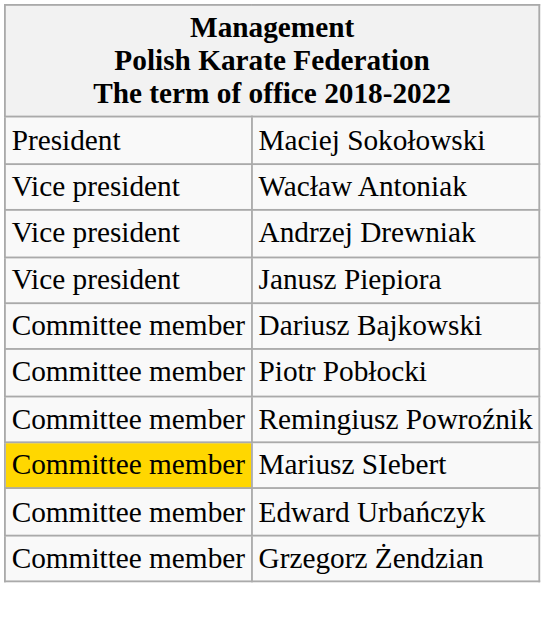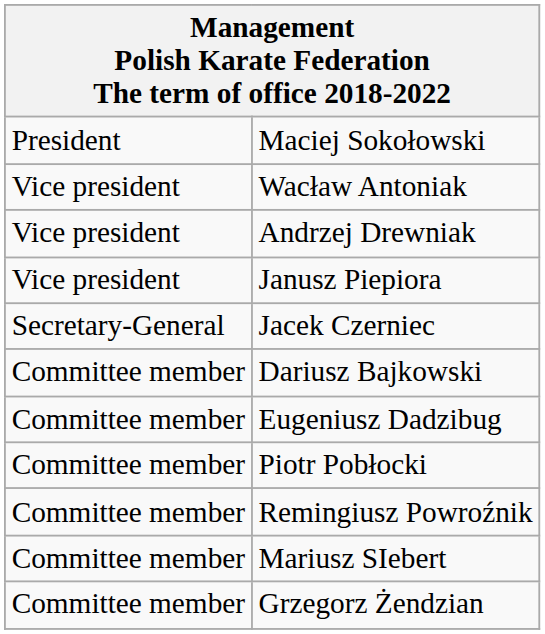+ row: (347, 325)
+ row: (380, 418)
(128, 465) gold background -> (128, 557) no background
- row: (372, 511)
